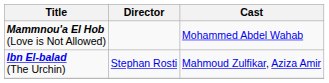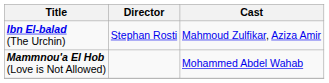rows swapped: (37, 64) <-> (56, 35)
